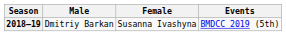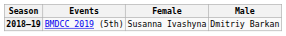columns swapped: (79, 11) <-> (240, 11)
